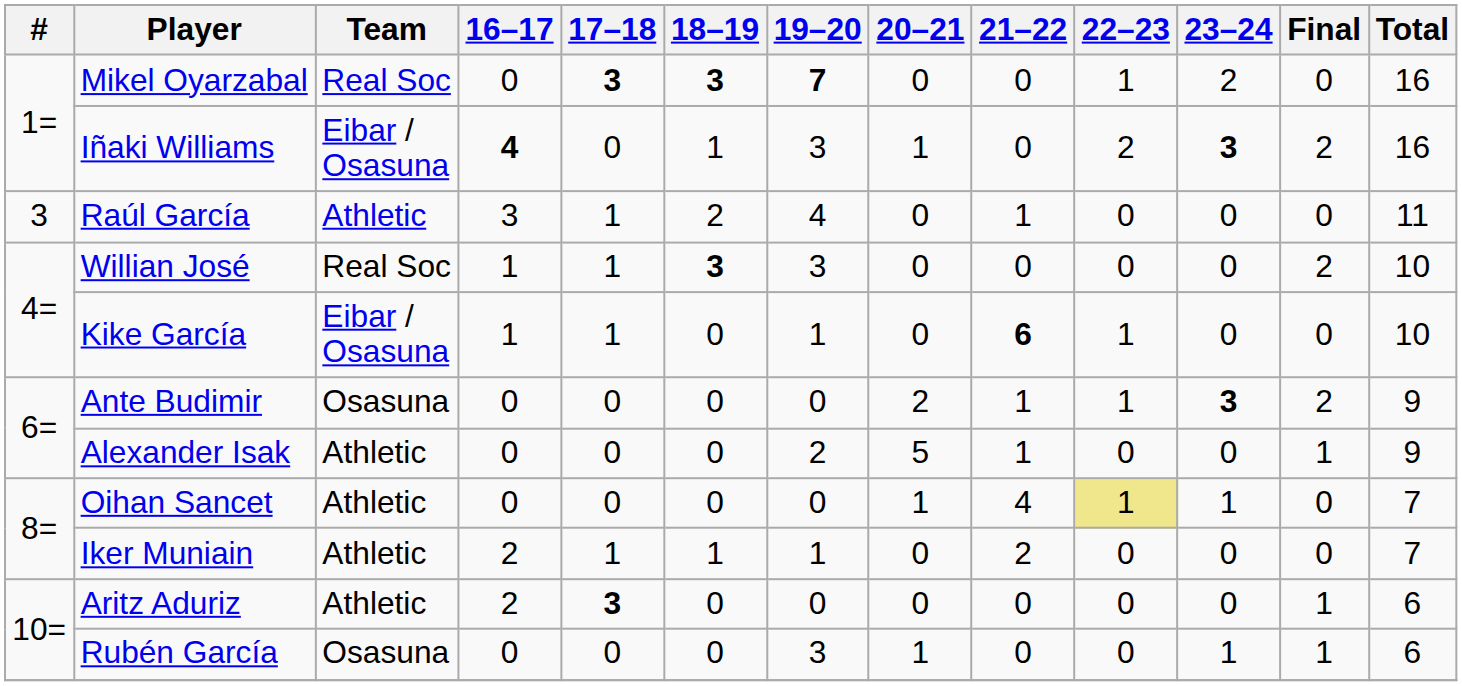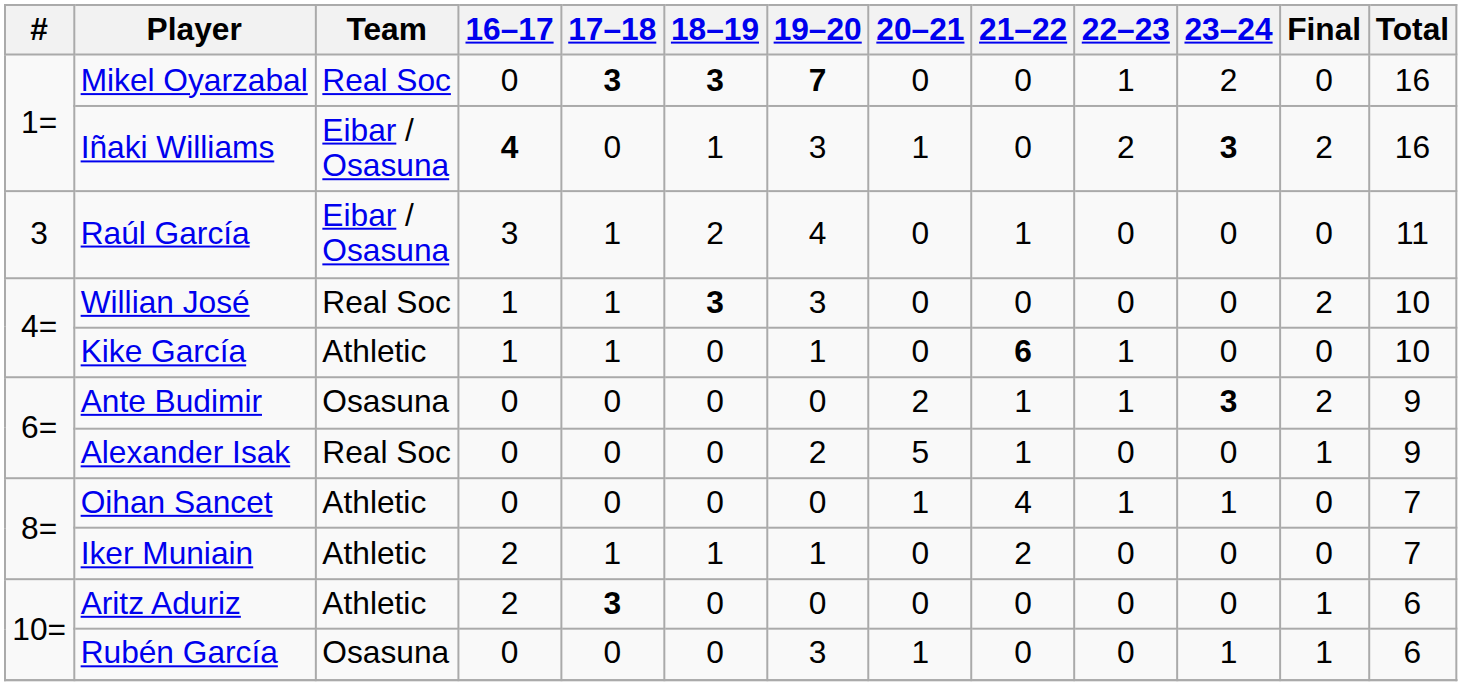(374, 215) Athletic -> (386, 233) Eibar / Osasuna
(386, 334) Eibar / Osasuna -> (374, 352) Athletic
(374, 452) Athletic -> (387, 452) Real Soc
(1126, 502) khaki background -> (1126, 502) no background
